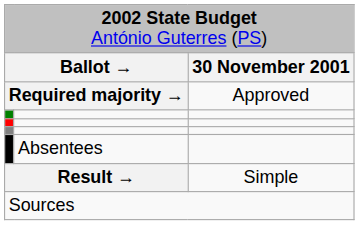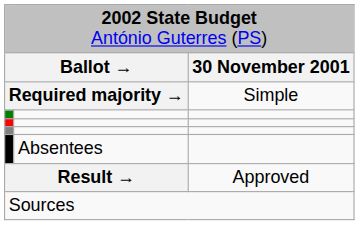(271, 95) Approved -> (271, 95) Simple
(271, 177) Simple -> (271, 177) Approved
